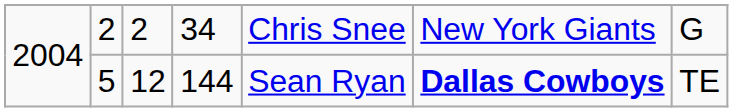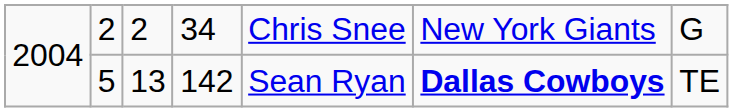(148, 80) 12 -> (148, 80) 13
(207, 80) 144 -> (207, 80) 142
